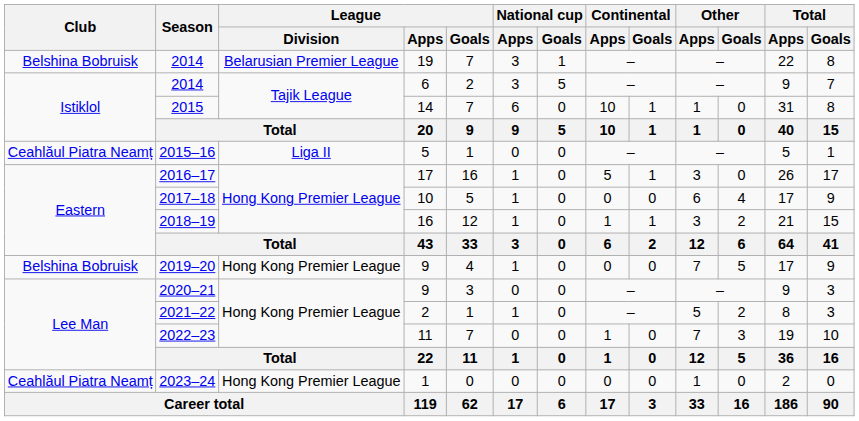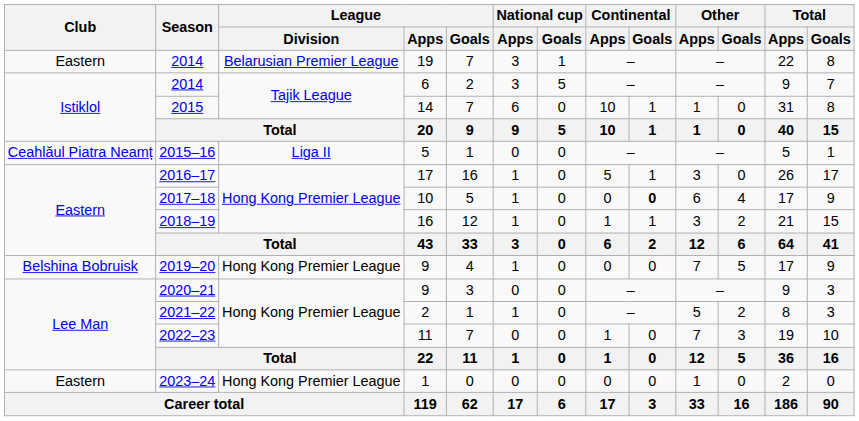(80, 61) Belshina Bobruisk -> (80, 61) Eastern
(652, 198) normal -> (652, 198) bold
(80, 381) Ceahlăul Piatra Neamț -> (80, 381) Eastern
